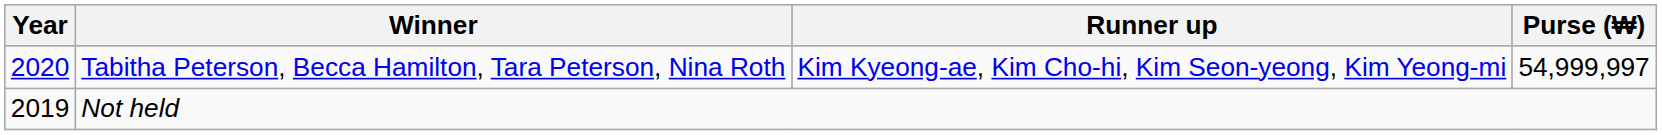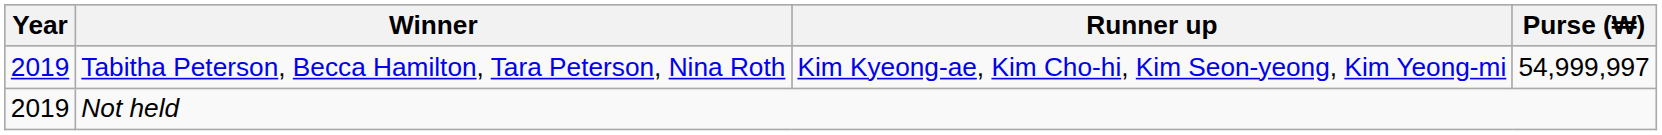(40, 66) 2020 -> (40, 66) 2019
